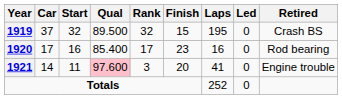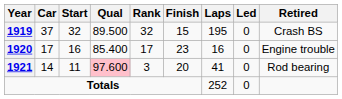(298, 49) Rod bearing -> (298, 49) Engine trouble
(298, 67) Engine trouble -> (298, 67) Rod bearing
